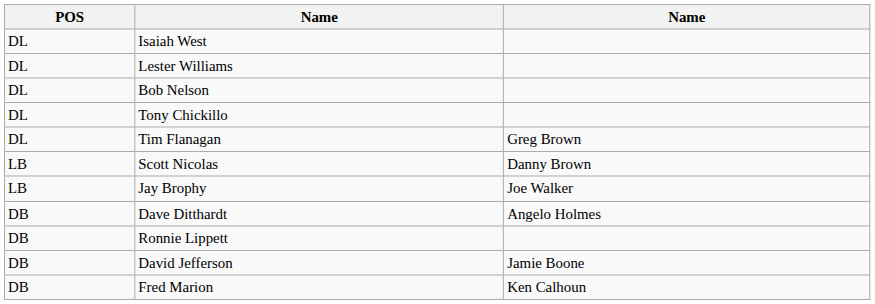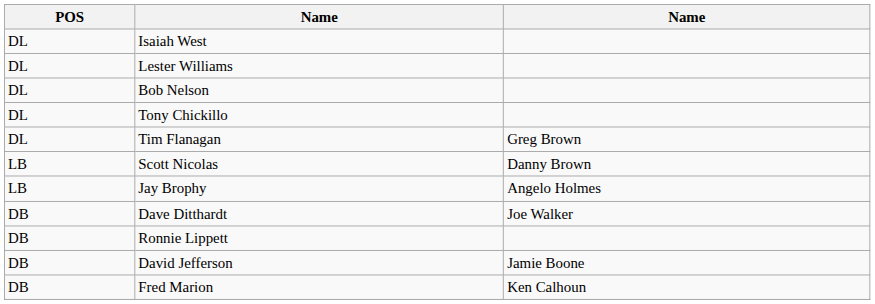(540, 188) Joe Walker -> (554, 188) Angelo Holmes
(554, 213) Angelo Holmes -> (540, 213) Joe Walker
